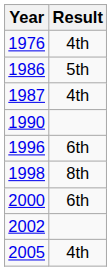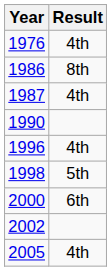(78, 69) 5th -> (78, 69) 8th
(78, 148) 6th -> (78, 148) 4th
(78, 174) 8th -> (78, 174) 5th
